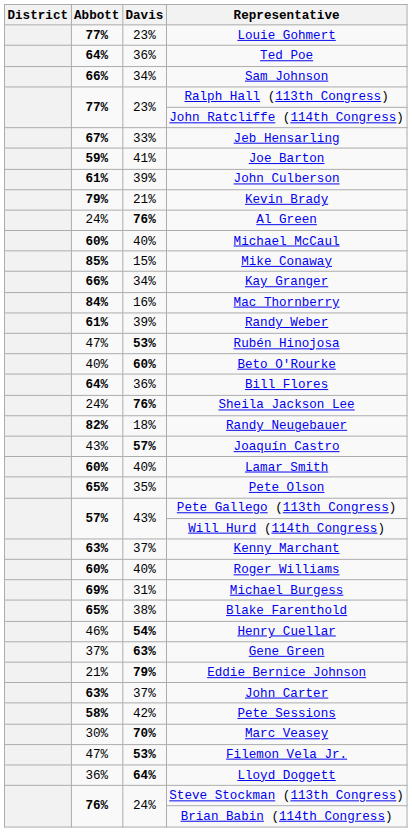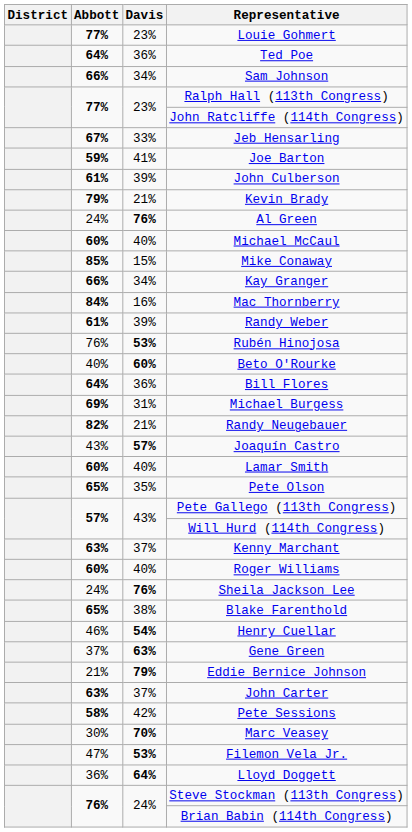(97, 344) 47% -> (97, 344) 76%
rows swapped: (287, 405) <-> (287, 590)
(144, 426) 18% -> (144, 426) 21%
